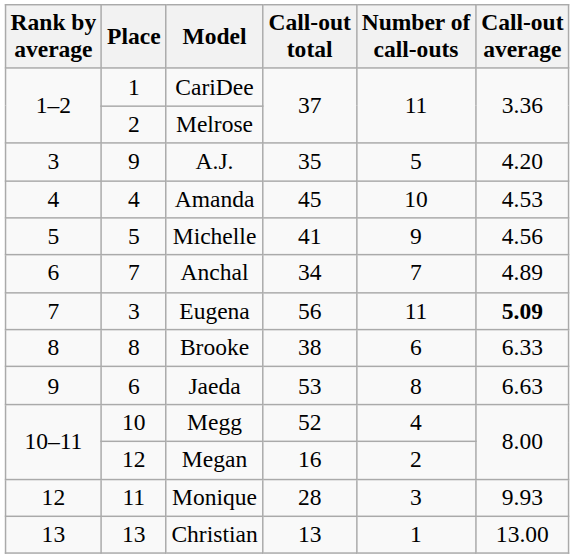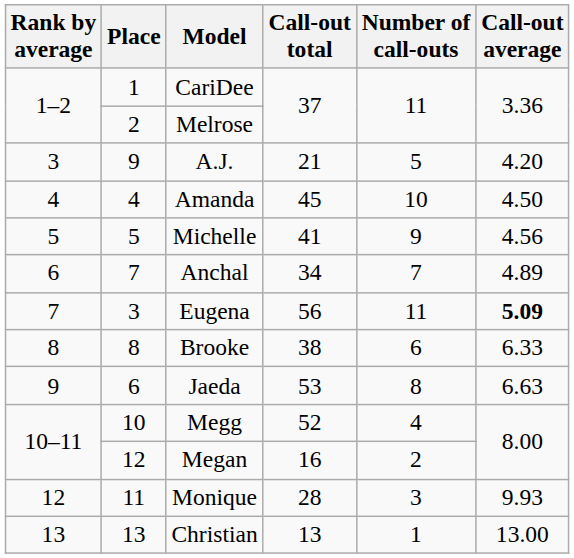(310, 161) 35 -> (310, 161) 21
(522, 198) 4.53 -> (522, 198) 4.50
